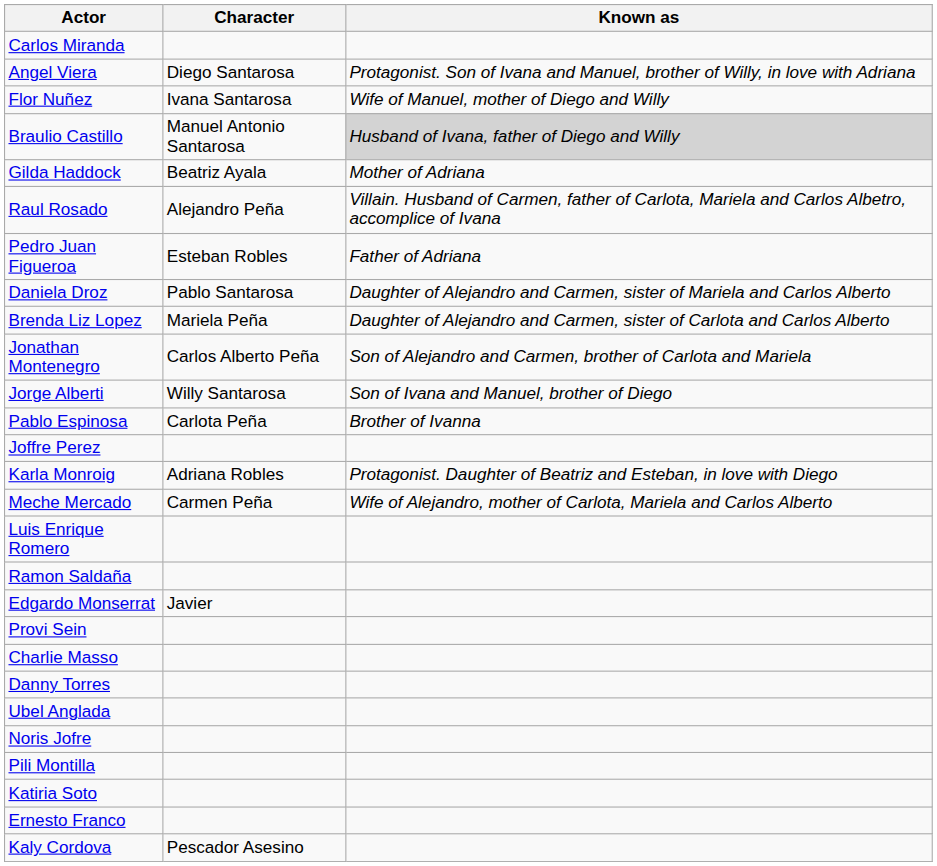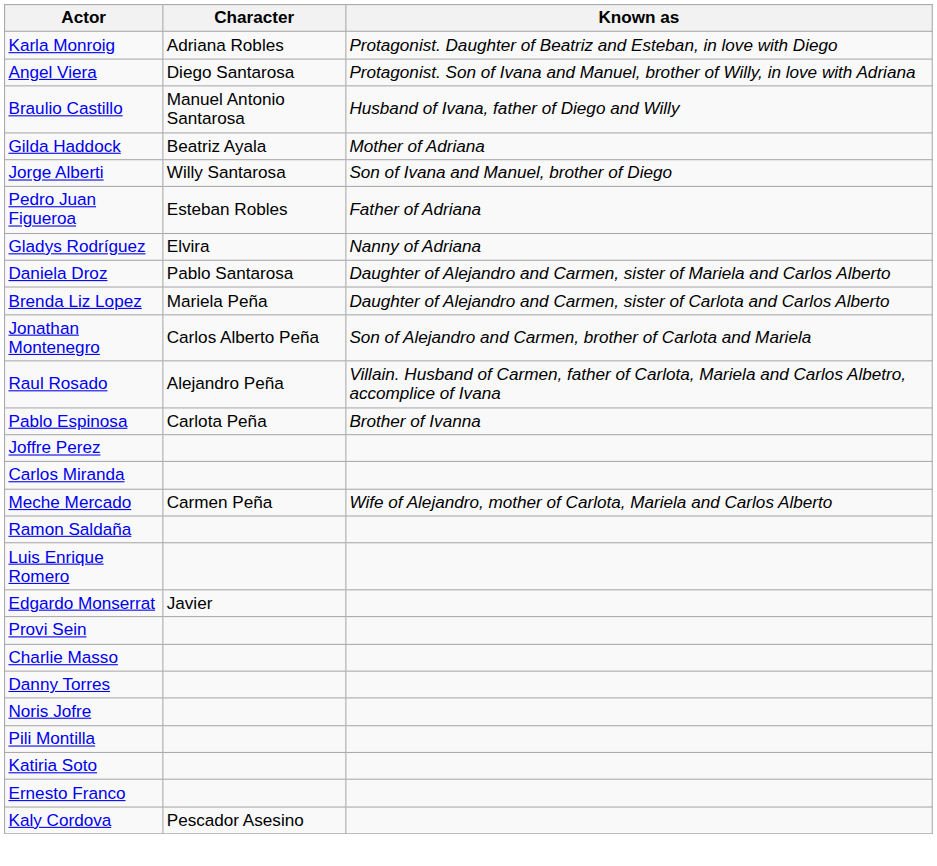rows swapped: (62, 475) <-> (67, 45)
- row: (50, 99)
(514, 136) lightgrey background -> (514, 109) no background
rows swapped: (58, 209) <-> (56, 393)
+ row: (77, 246)
rows swapped: (70, 575) <-> (56, 539)
- row: (59, 711)
